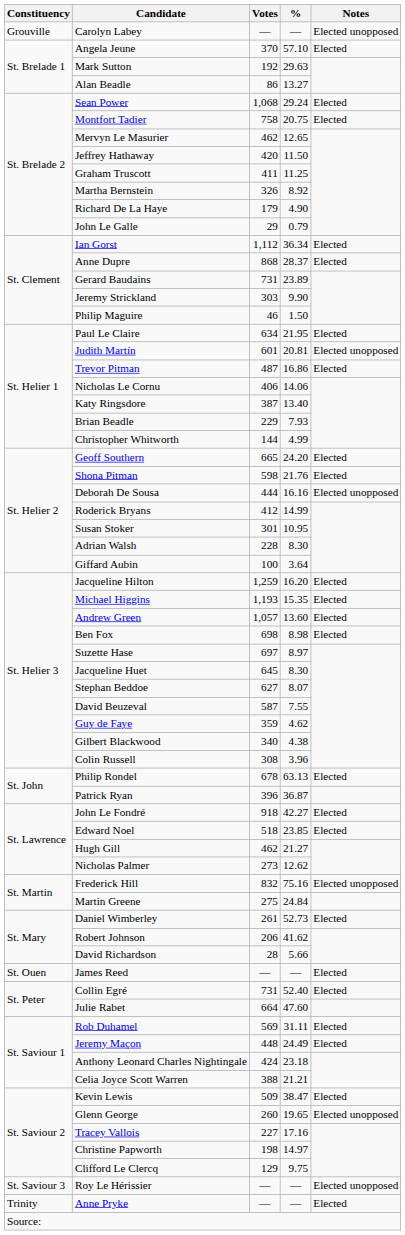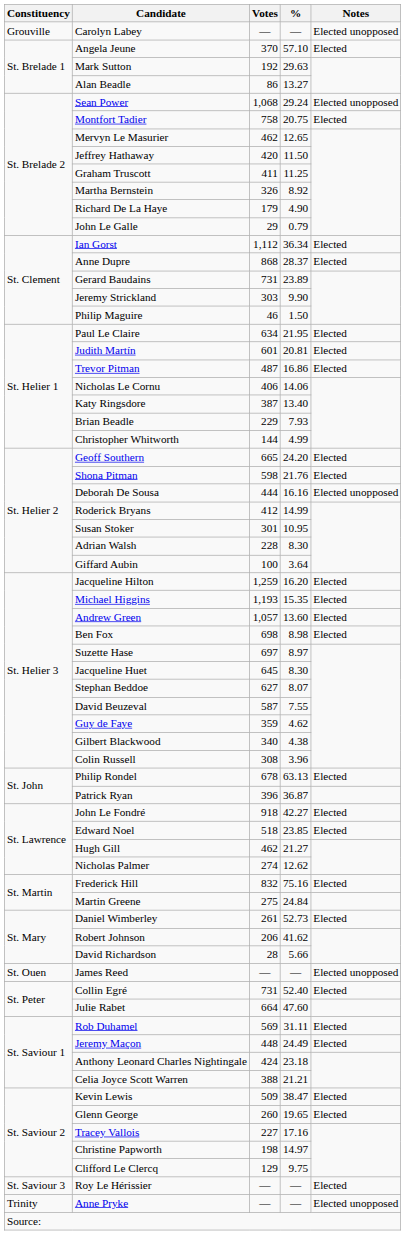(330, 102) Elected -> (356, 102) Elected unopposed
(356, 350) Elected unopposed -> (330, 350) Elected
(269, 865) 273 -> (269, 865) 274
(356, 883) Elected unopposed -> (330, 883) Elected
(330, 972) Elected -> (356, 972) Elected unopposed
(356, 1114) Elected unopposed -> (330, 1114) Elected
(356, 1185) Elected unopposed -> (330, 1185) Elected
(330, 1203) Elected -> (356, 1203) Elected unopposed
